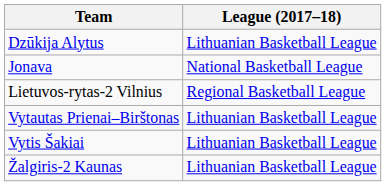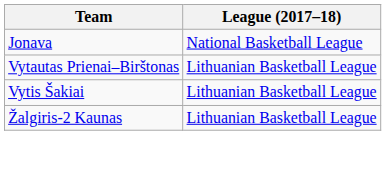- row: (56, 42)
- row: (85, 92)
